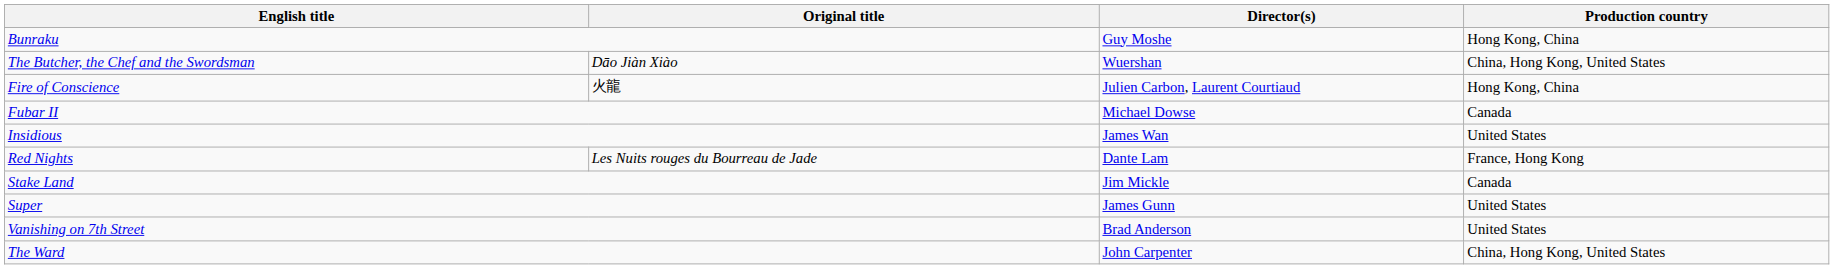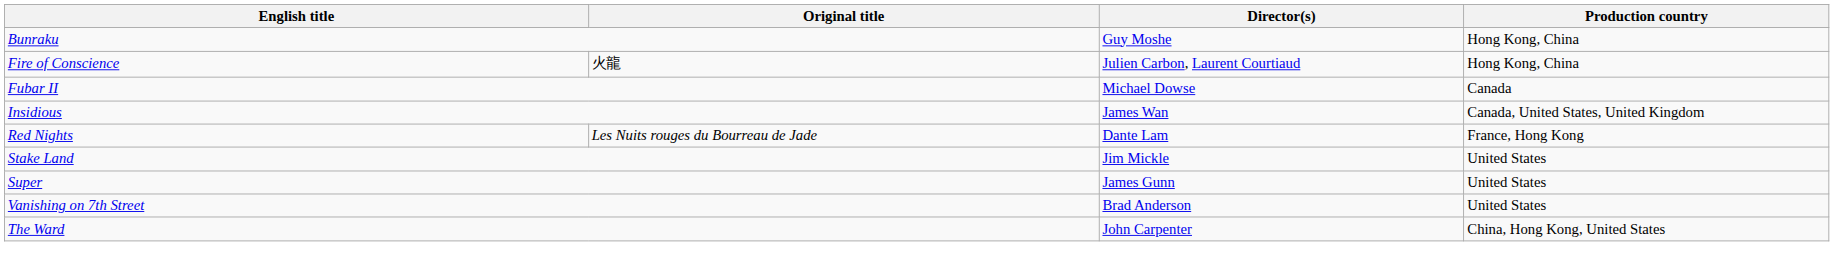- row: (131, 62)
(1507, 135) United States -> (1586, 112) Canada, United States, United Kingdom
(1489, 182) Canada -> (1507, 159) United States
